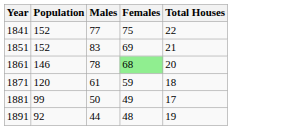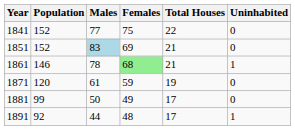+ column: (259, 13)
(95, 47) no background -> (95, 47) lightblue background
(171, 64) 20 -> (171, 64) 21
(171, 82) 18 -> (171, 82) 19
(171, 116) 19 -> (171, 116) 17
